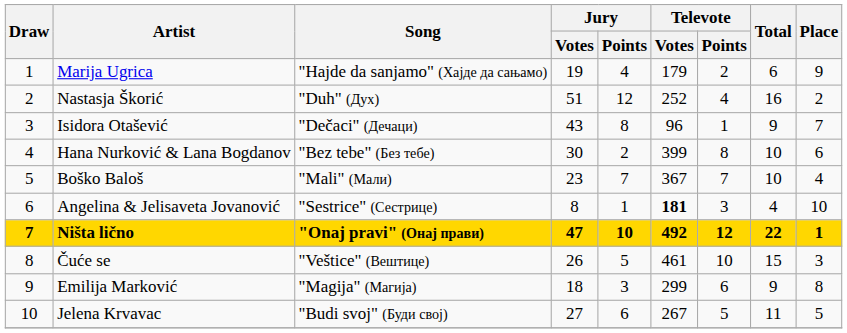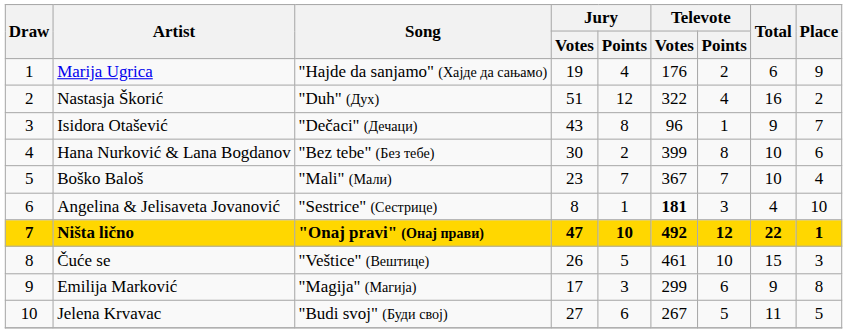(674, 71) 179 -> (674, 71) 176
(674, 98) 252 -> (674, 98) 322
(575, 286) 18 -> (575, 286) 17
